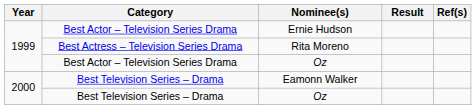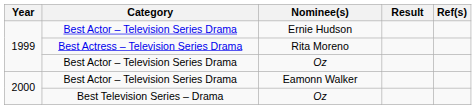(150, 79) Best Television Series – Drama -> (150, 79) Best Actor – Television Series Drama
